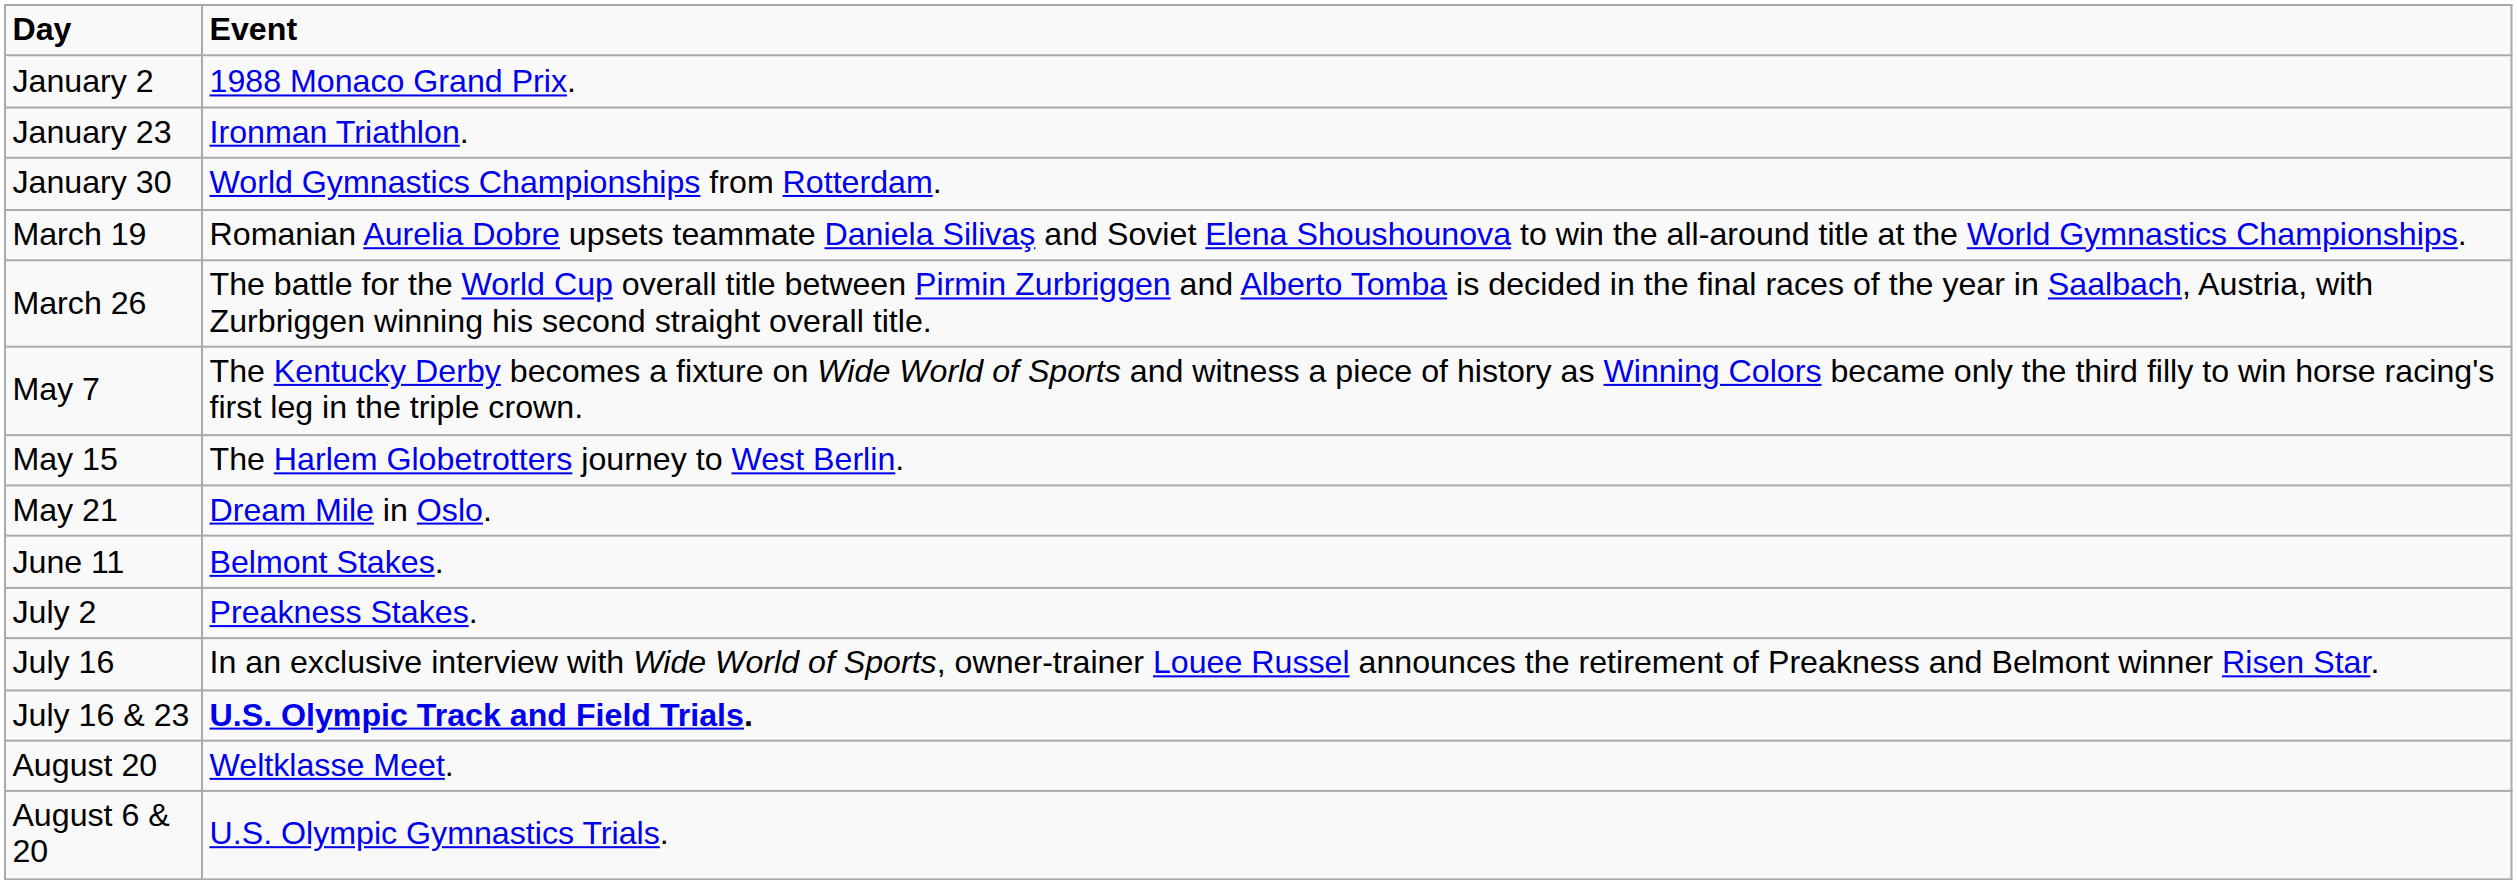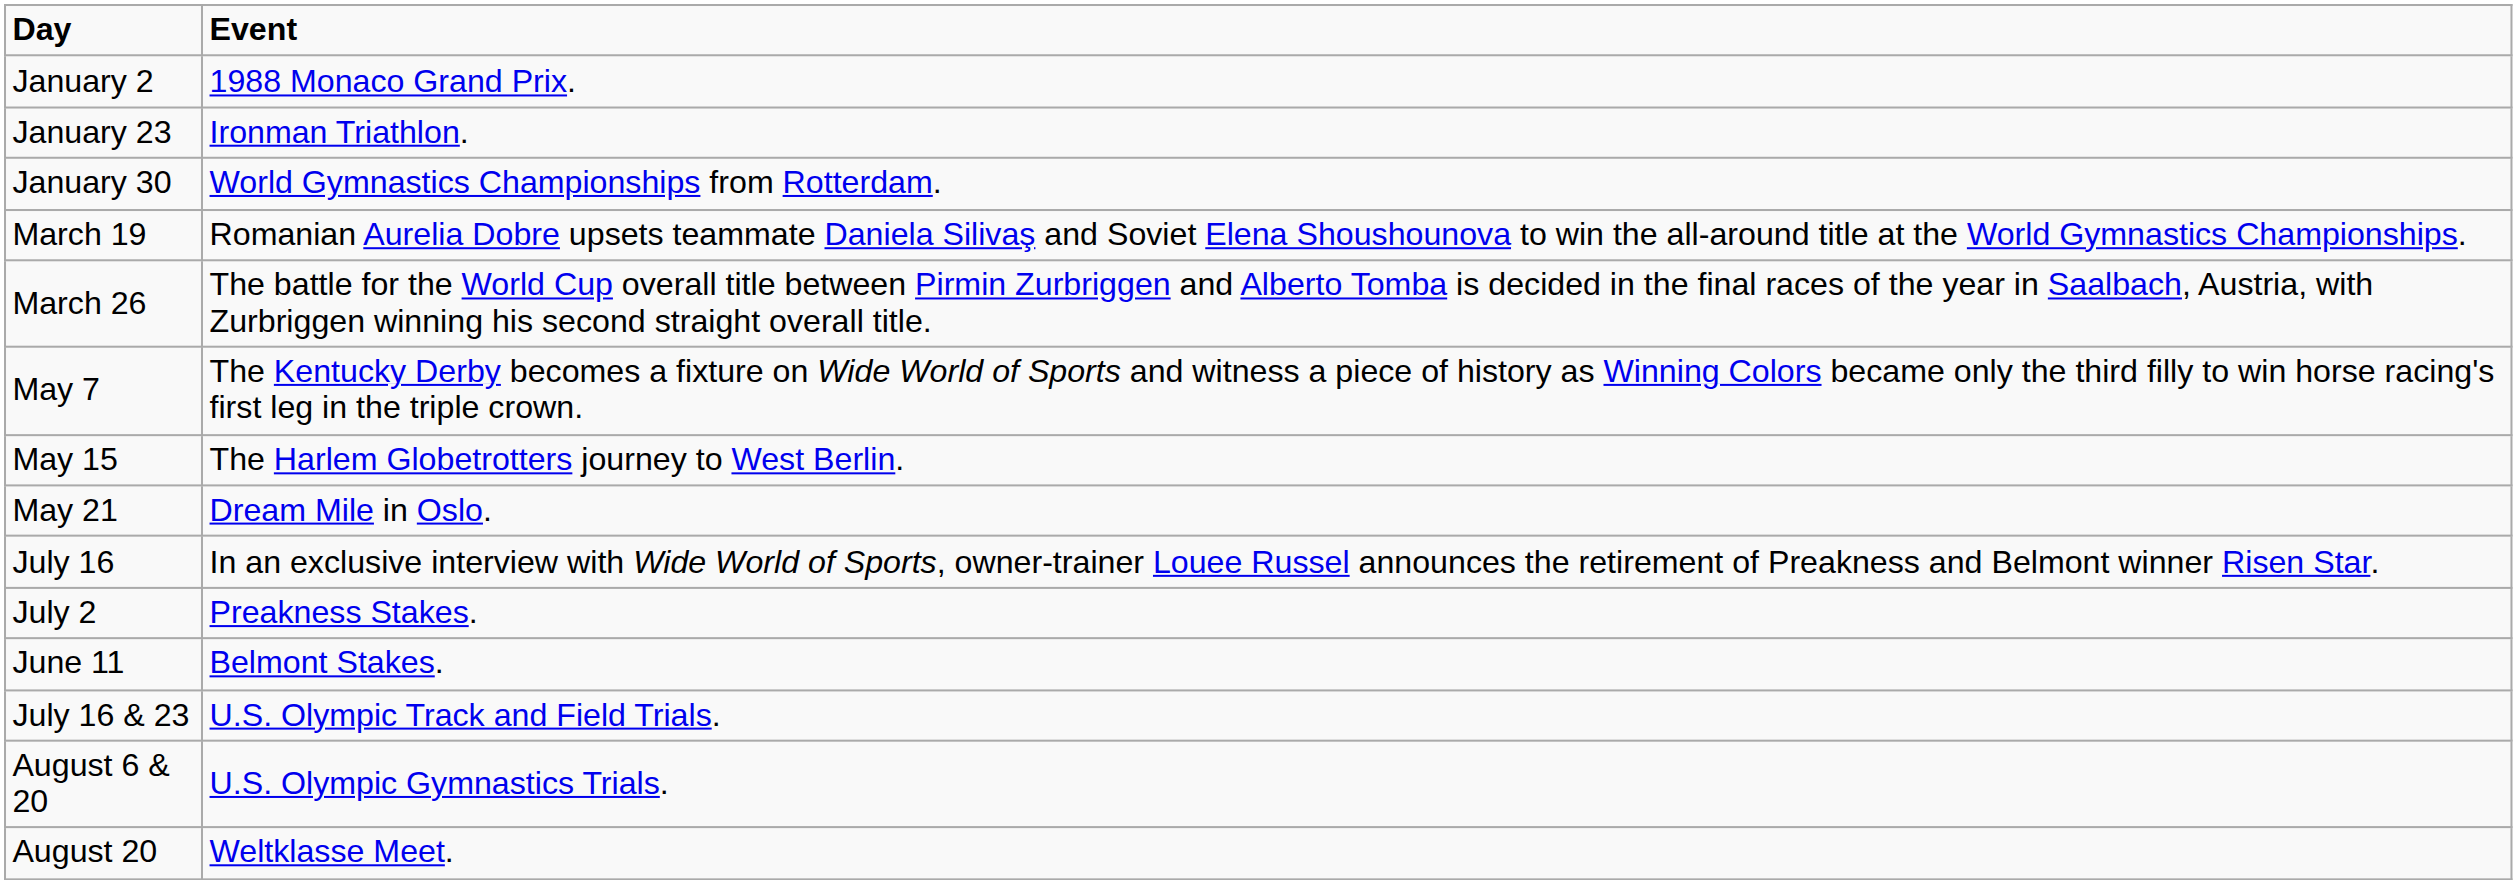rows swapped: (68, 561) <-> (63, 663)
(481, 714) bold -> (465, 714) normal
rows swapped: (91, 834) <-> (85, 765)
